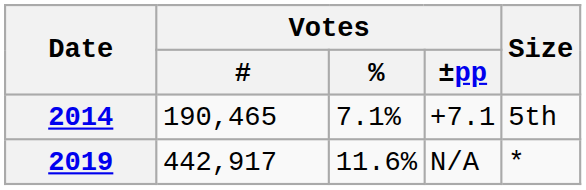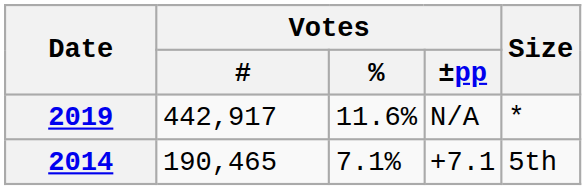rows swapped: (81, 117) <-> (81, 162)
